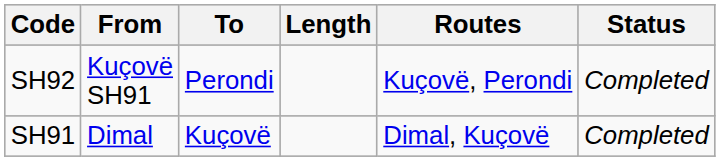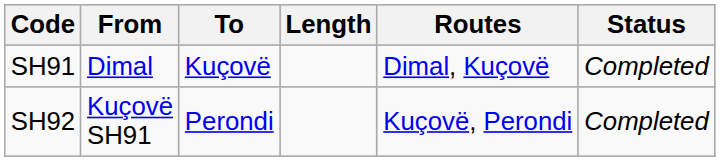rows swapped: (43, 135) <-> (43, 80)
